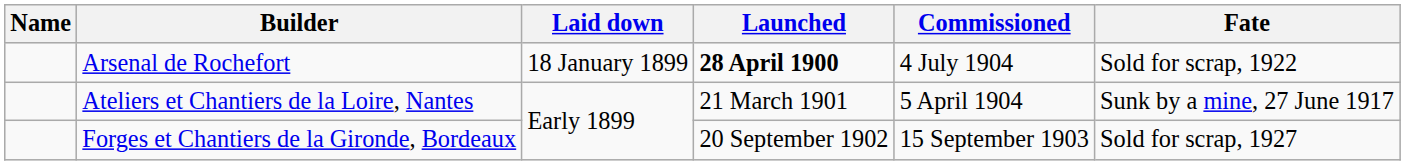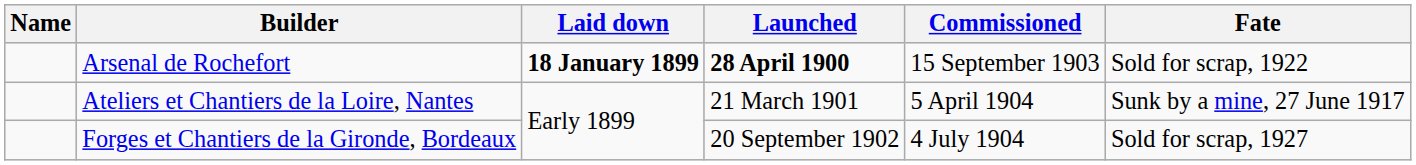(608, 62) normal -> (613, 62) bold
(956, 62) 4 July 1904 -> (1005, 62) 15 September 1903
(994, 139) 15 September 1903 -> (967, 139) 4 July 1904
